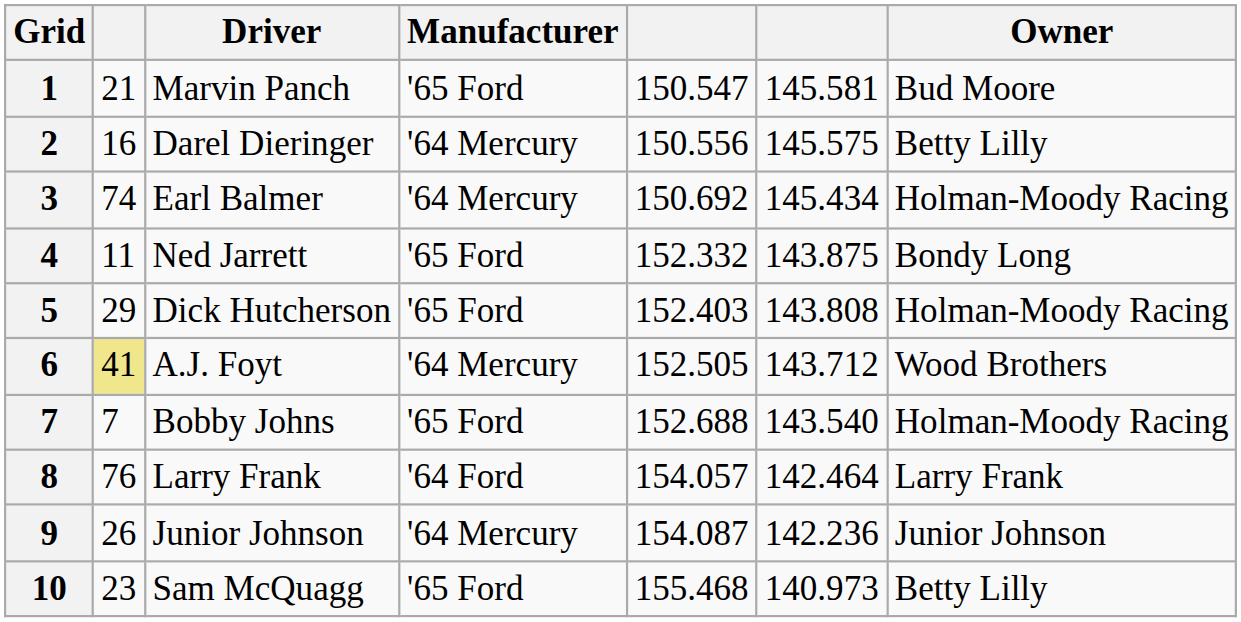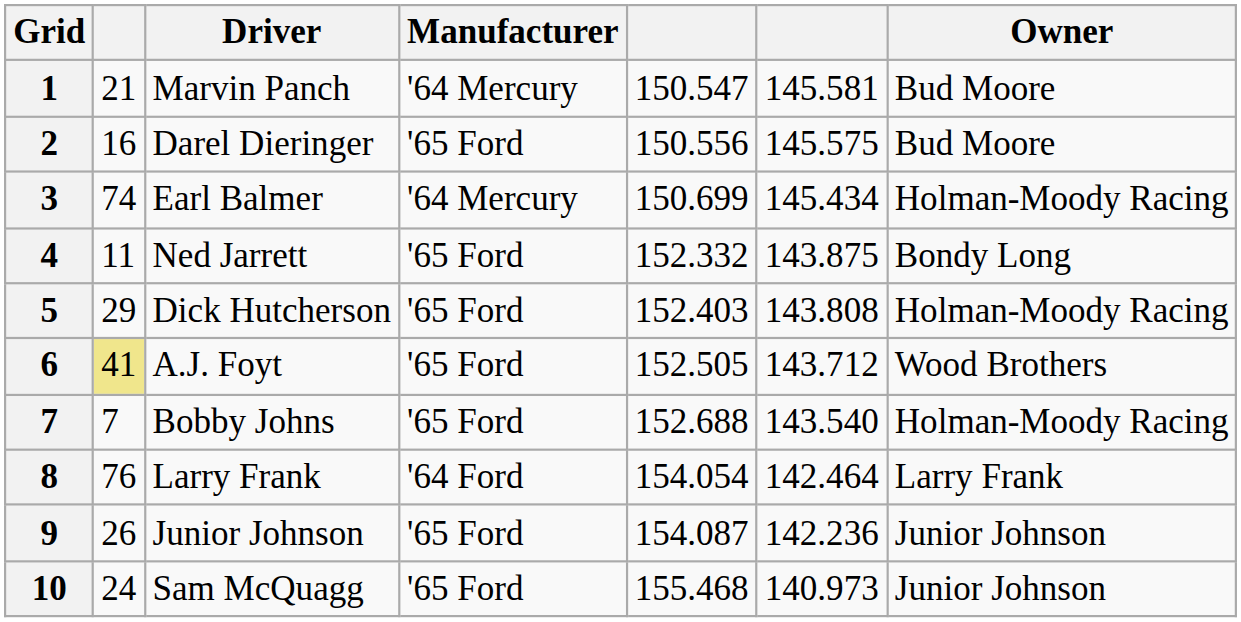(465, 87) '65 Ford -> (492, 87) '64 Mercury
(492, 143) '64 Mercury -> (465, 143) '65 Ford
(971, 143) Betty Lilly -> (975, 143) Bud Moore
(692, 198) 150.692 -> (692, 198) 150.699
(492, 365) '64 Mercury -> (465, 365) '65 Ford
(692, 476) 154.057 -> (692, 476) 154.054
(492, 532) '64 Mercury -> (465, 532) '65 Ford
(119, 587) 23 -> (119, 587) 24
(971, 587) Betty Lilly -> (1000, 587) Junior Johnson
